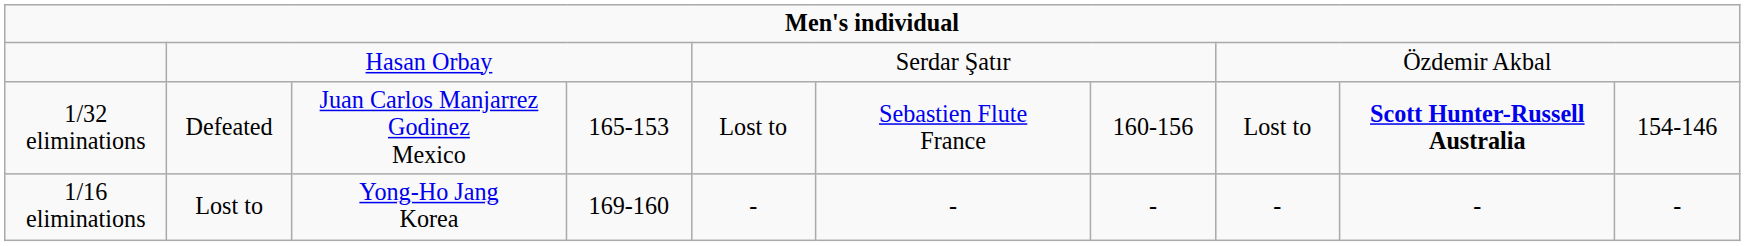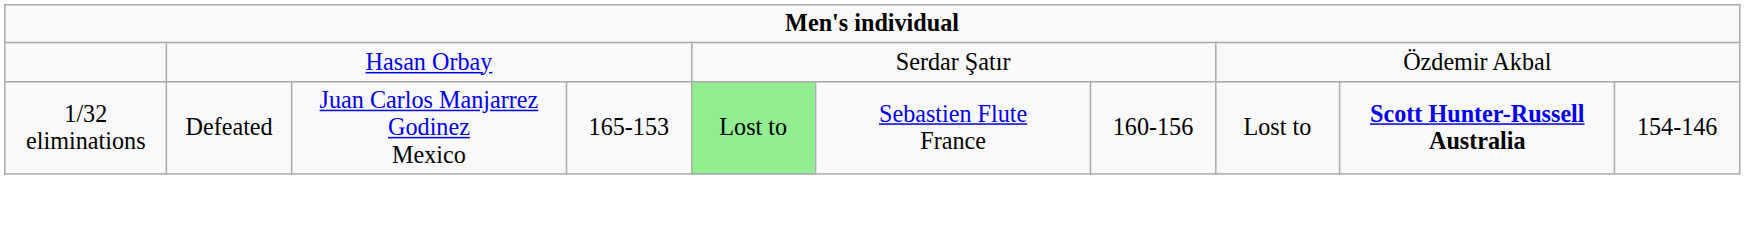(753, 127) no background -> (753, 127) lightgreen background
- row: (86, 206)
